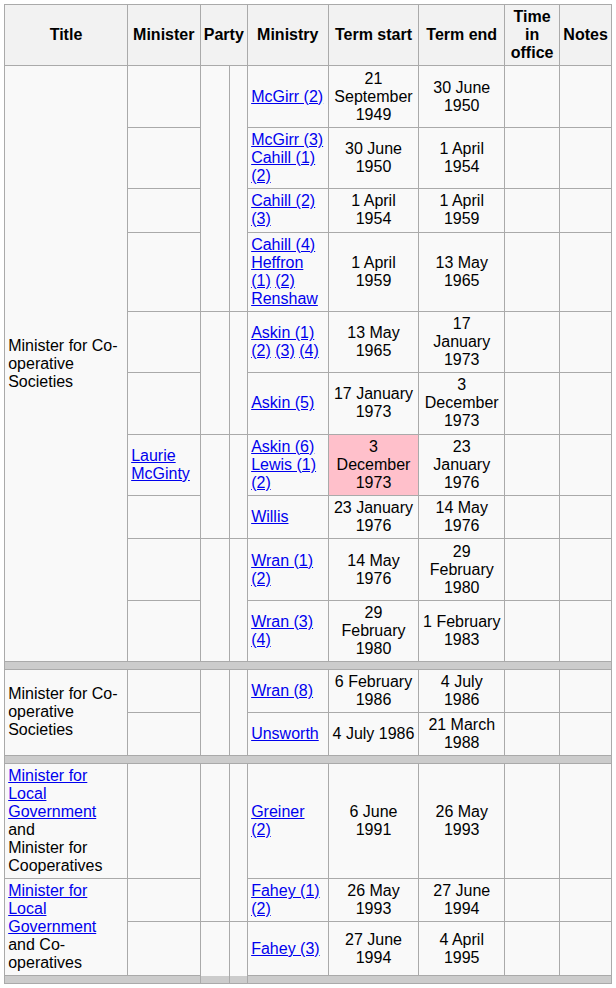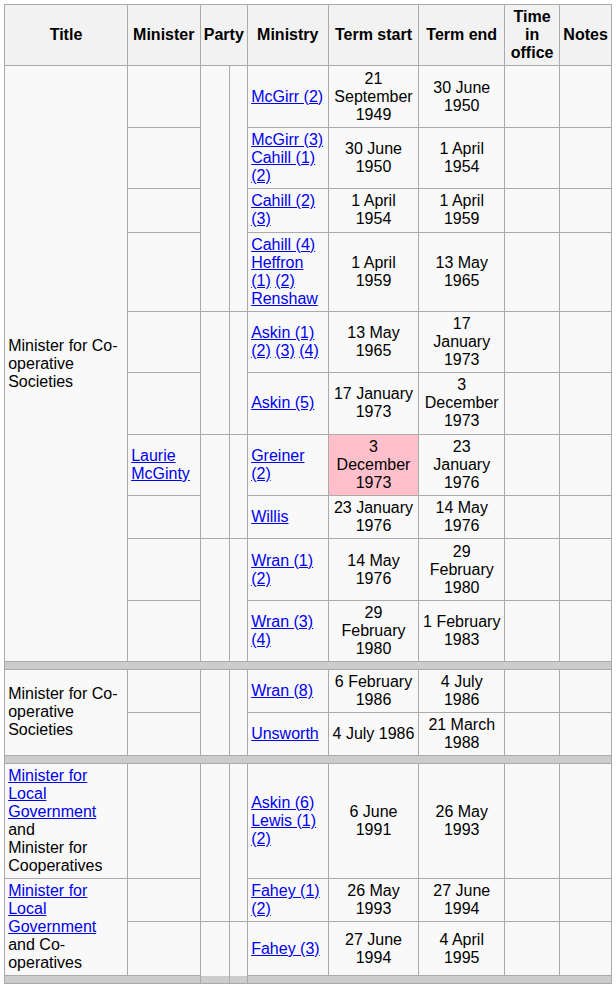(284, 464) Askin (6) Lewis (1) (2) -> (278, 464) Greiner (2)
(278, 820) Greiner (2) -> (284, 820) Askin (6) Lewis (1) (2)
